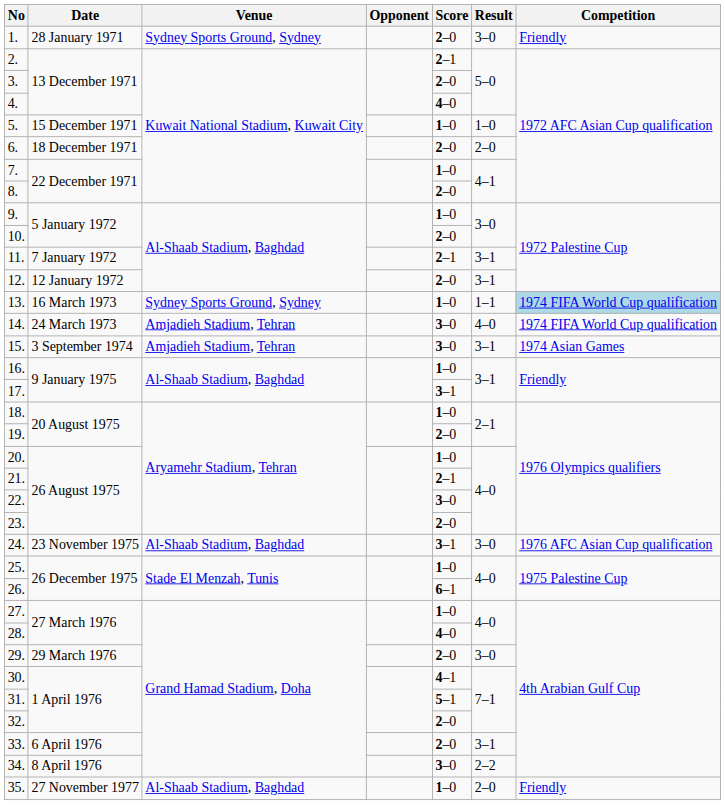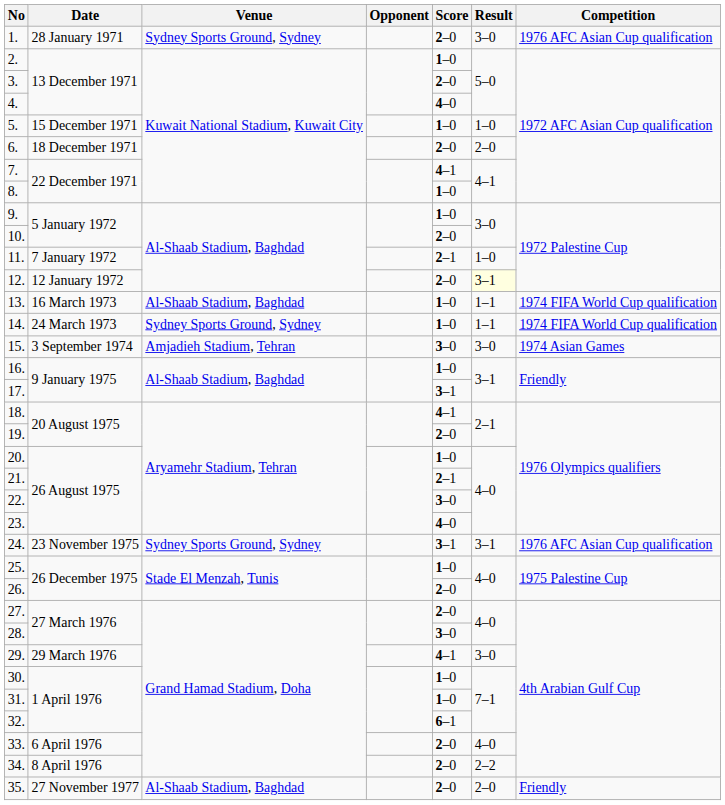(543, 37) Friendly -> (616, 37) 1976 AFC Asian Cup qualification
(446, 59) 2–1 -> (446, 59) 1–0
(446, 170) 1–0 -> (446, 170) 4–1
(446, 192) 2–0 -> (446, 192) 1–0
(485, 258) 3–1 -> (485, 258) 1–0
(485, 280) no background -> (485, 280) lightyellow background
(233, 302) Sydney Sports Ground, Sydney -> (225, 302) Al-Shaab Stadium, Baghdad
(618, 302) lightblue background -> (618, 302) no background
(220, 324) Amjadieh Stadium, Tehran -> (233, 324) Sydney Sports Ground, Sydney
(446, 324) 3–0 -> (446, 324) 1–0
(485, 324) 4–0 -> (485, 324) 1–1
(485, 346) 3–1 -> (485, 346) 3–0
(446, 412) 1–0 -> (446, 412) 4–1
(446, 523) 2–0 -> (446, 523) 4–0
(225, 545) Al-Shaab Stadium, Baghdad -> (233, 545) Sydney Sports Ground, Sydney
(485, 545) 3–0 -> (485, 545) 3–1
(446, 589) 6–1 -> (446, 589) 2–0
(446, 611) 1–0 -> (446, 611) 2–0
(446, 633) 4–0 -> (446, 633) 3–0
(446, 655) 2–0 -> (446, 655) 4–1
(446, 677) 4–1 -> (446, 677) 1–0
(446, 699) 5–1 -> (446, 699) 1–0
(446, 721) 2–0 -> (446, 721) 6–1
(485, 744) 3–1 -> (485, 744) 4–0
(446, 766) 3–0 -> (446, 766) 2–0
(446, 788) 1–0 -> (446, 788) 2–0
